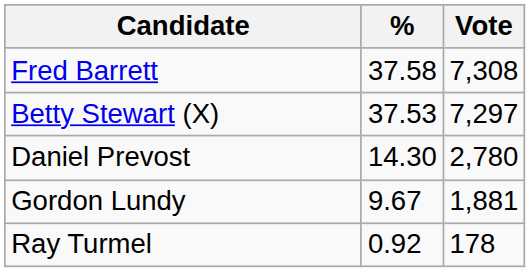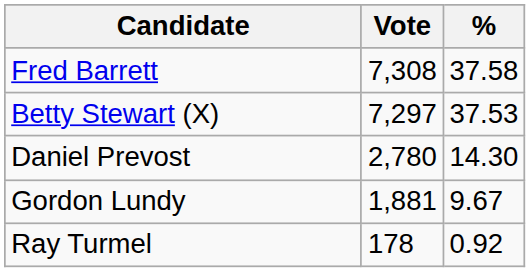columns swapped: (484, 26) <-> (402, 26)
